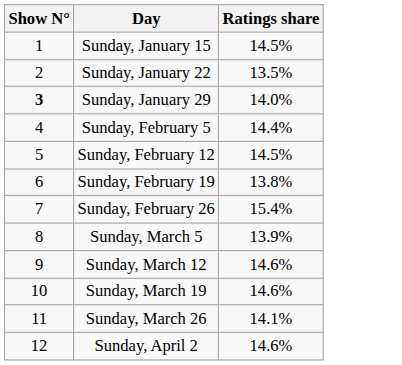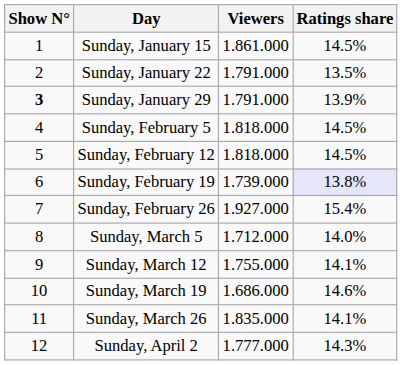+ column: (256, 18)
(271, 100) 14.0% -> (345, 100) 13.9%
(271, 127) 14.4% -> (345, 127) 14.5%
(271, 182) no background -> (345, 182) lavender background
(271, 237) 13.9% -> (345, 237) 14.0%
(271, 264) 14.6% -> (345, 264) 14.1%
(271, 346) 14.6% -> (345, 346) 14.3%
